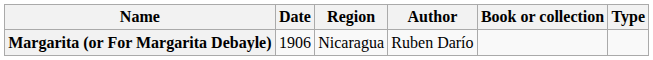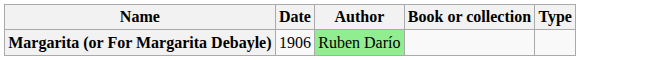- column: (351, 17)
(432, 42) no background -> (359, 42) lightgreen background
